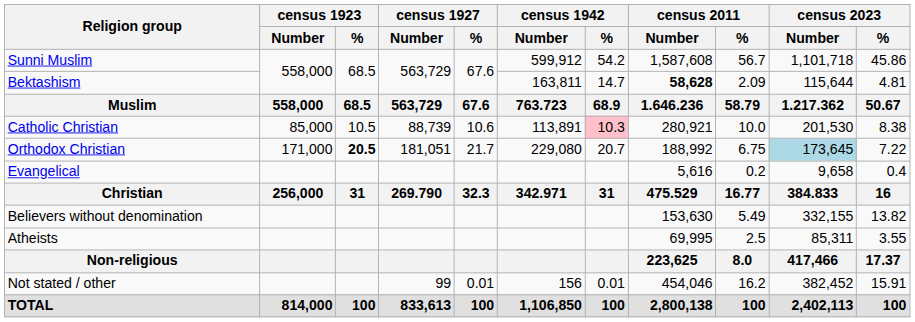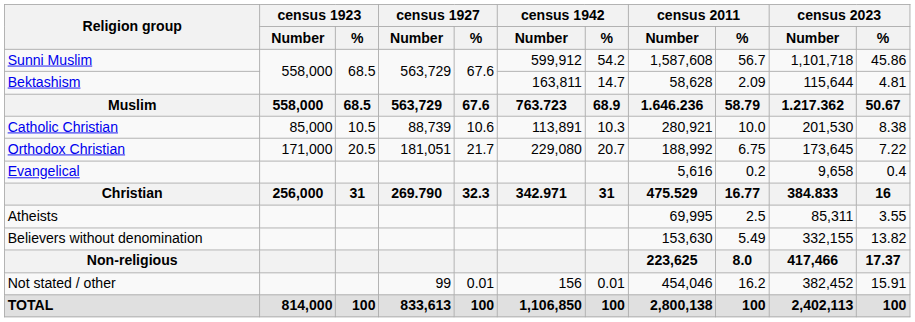(691, 82) bold -> (691, 82) normal
(611, 127) pink background -> (611, 127) no background
(362, 149) bold -> (362, 149) normal
(828, 149) lightblue background -> (828, 149) no background
rows swapped: (33, 238) <-> (105, 216)
